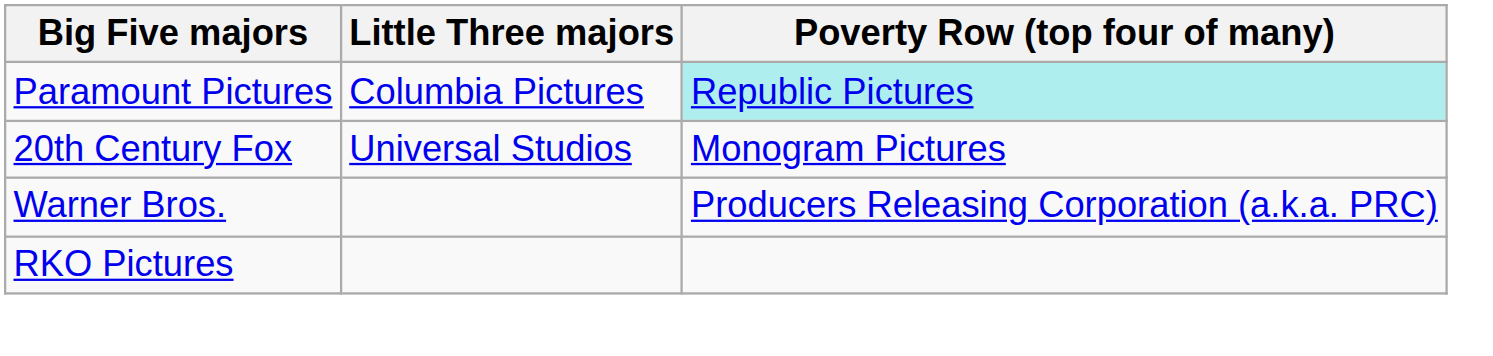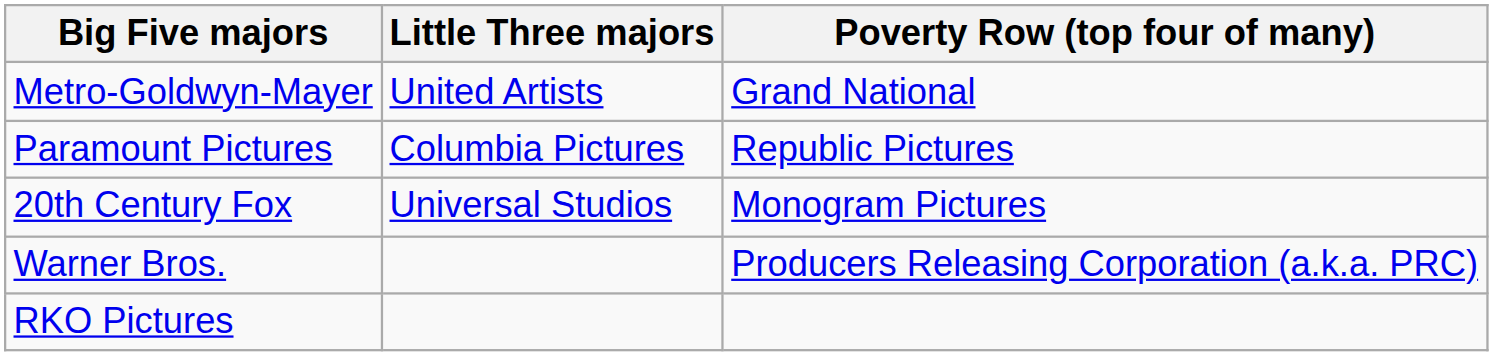+ row: (193, 90)
(832, 90) paleturquoise background -> (873, 148) no background
